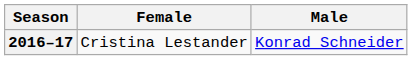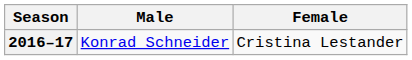columns swapped: (329, 17) <-> (164, 17)
